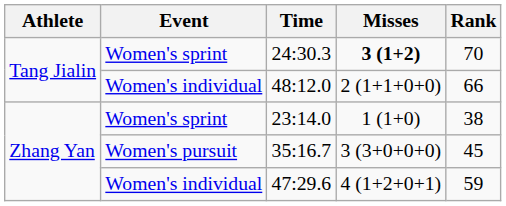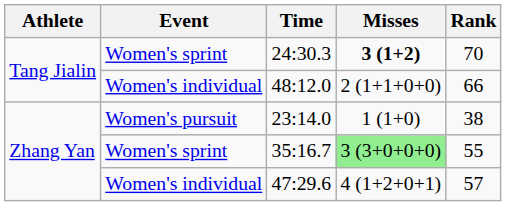(166, 118) Women's sprint -> (171, 118) Women's pursuit
(171, 151) Women's pursuit -> (166, 151) Women's sprint
(391, 151) no background -> (391, 151) lightgreen background
(473, 151) 45 -> (473, 151) 55
(473, 183) 59 -> (473, 183) 57
